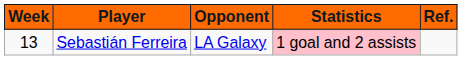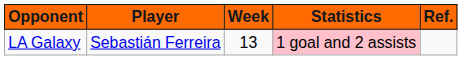columns swapped: (29, 17) <-> (232, 17)
